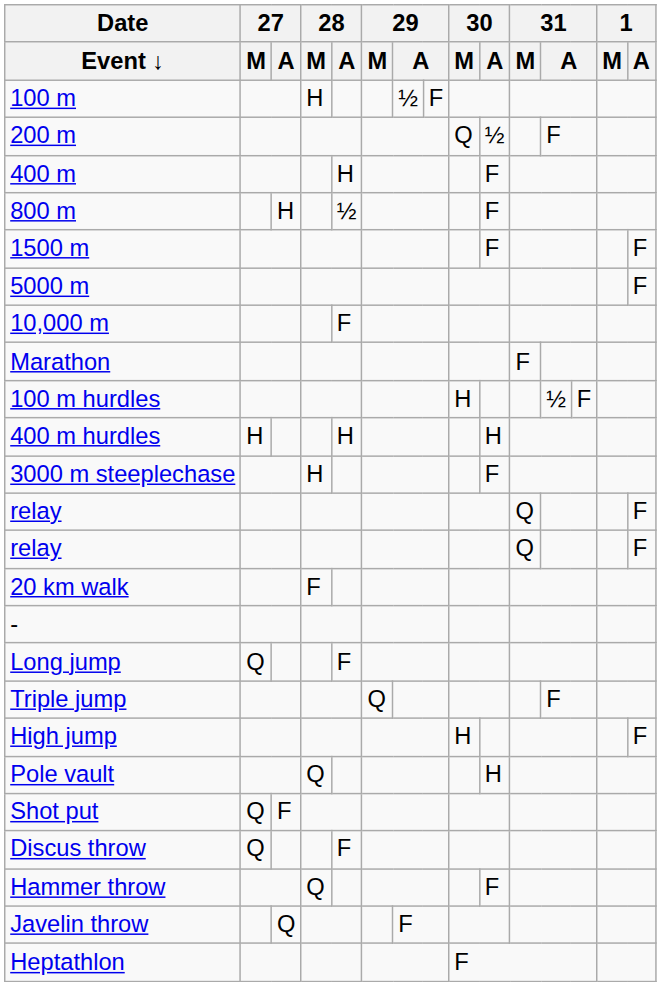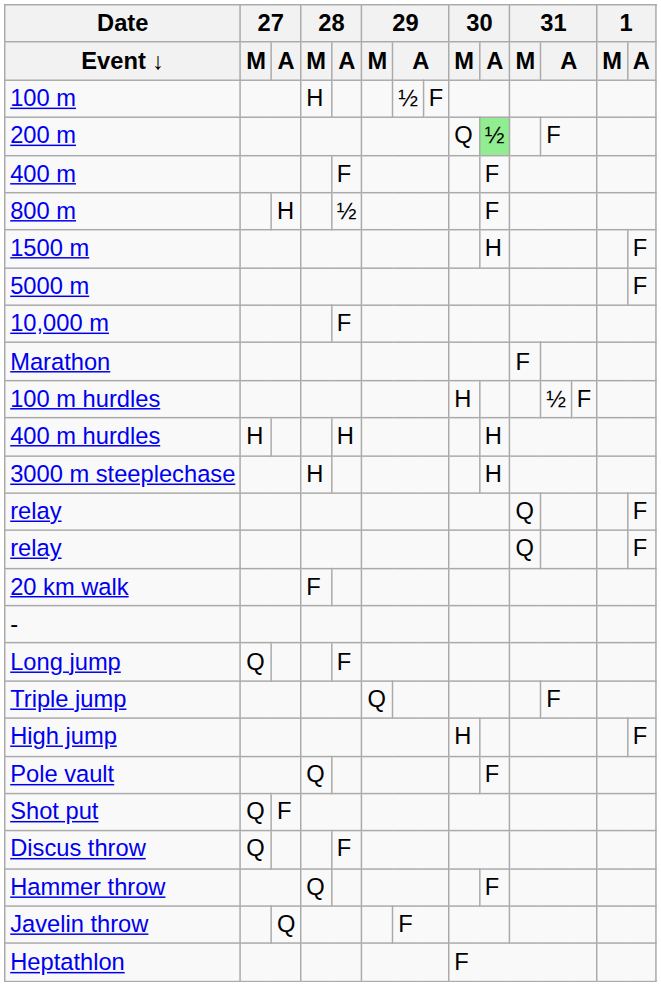(495, 135) no background -> (495, 135) lightgreen background
(345, 173) H -> (344, 173) F
(492, 248) F -> (493, 248) H
(492, 473) F -> (493, 473) H
(493, 774) H -> (492, 774) F
